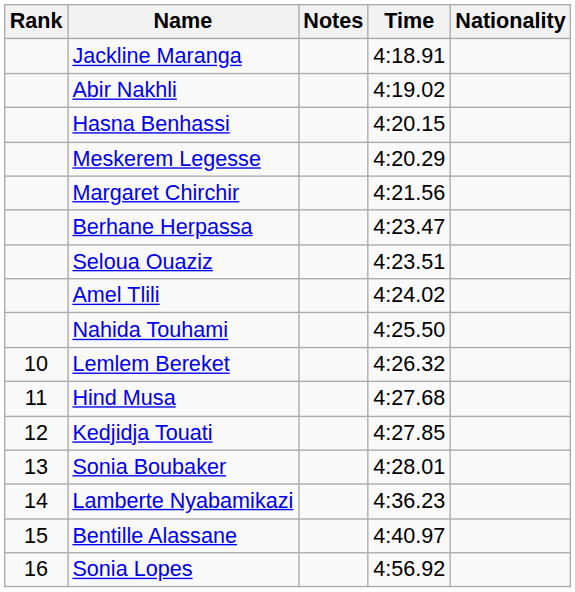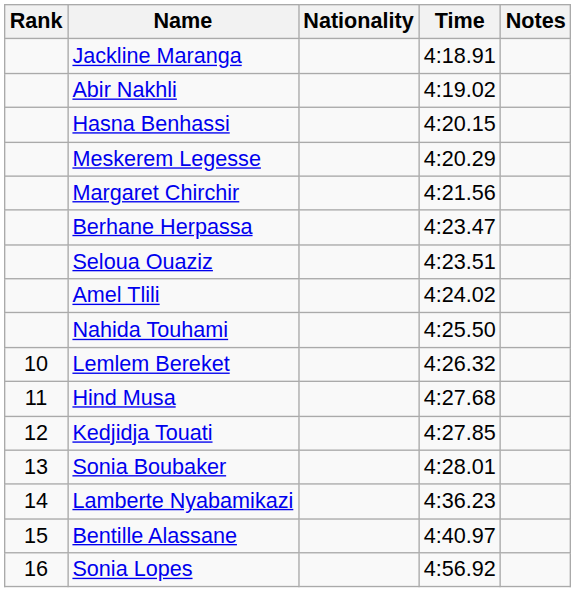columns swapped: (510, 21) <-> (333, 21)
